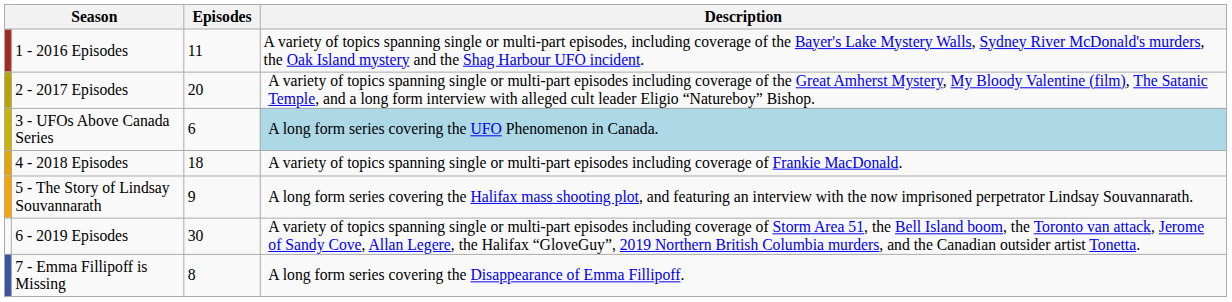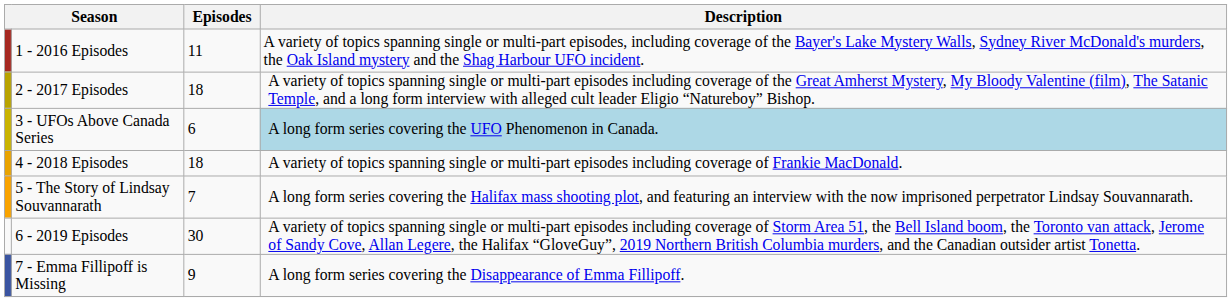(196, 90) 20 -> (196, 90) 18
(192, 196) 9 -> (192, 196) 7
(192, 275) 8 -> (192, 275) 9
